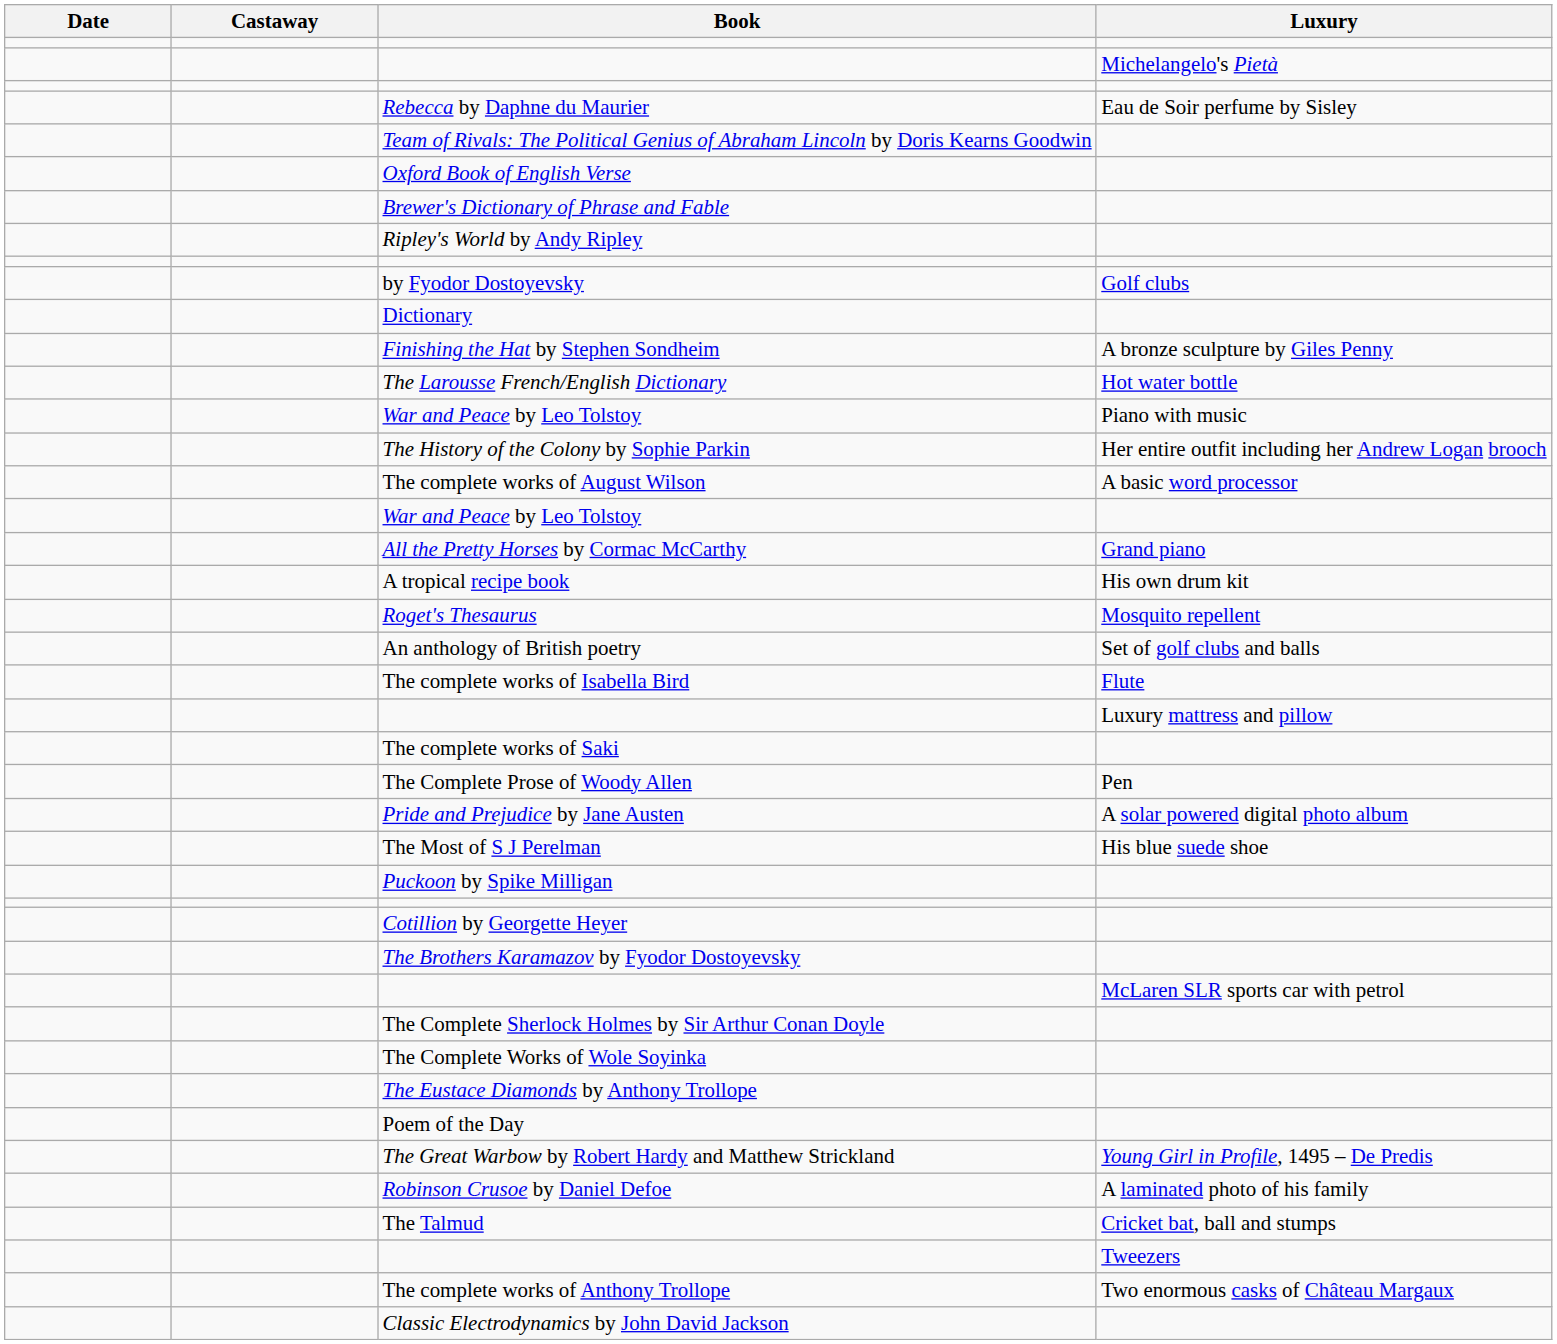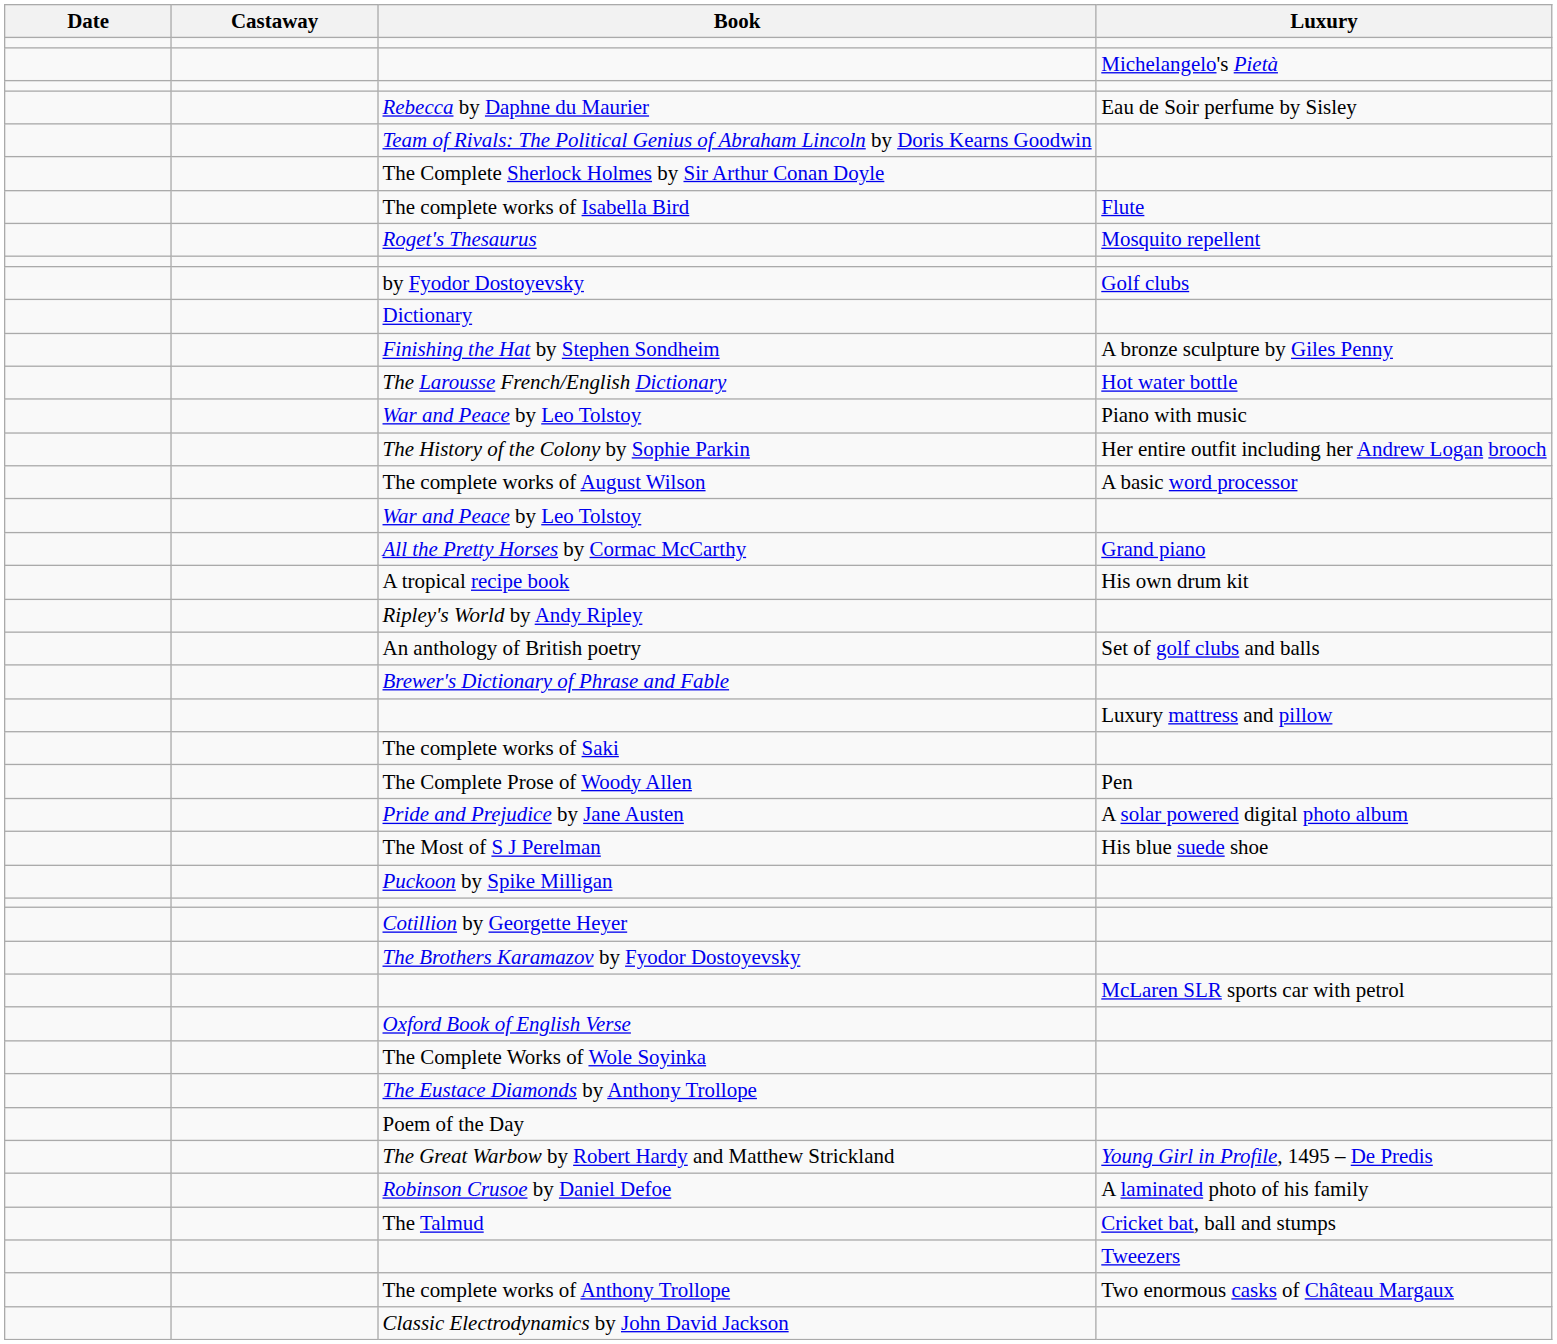rows swapped: (507, 173) <-> (633, 1023)
rows swapped: (556, 206) <-> (536, 681)
rows swapped: (512, 239) <-> (460, 615)
